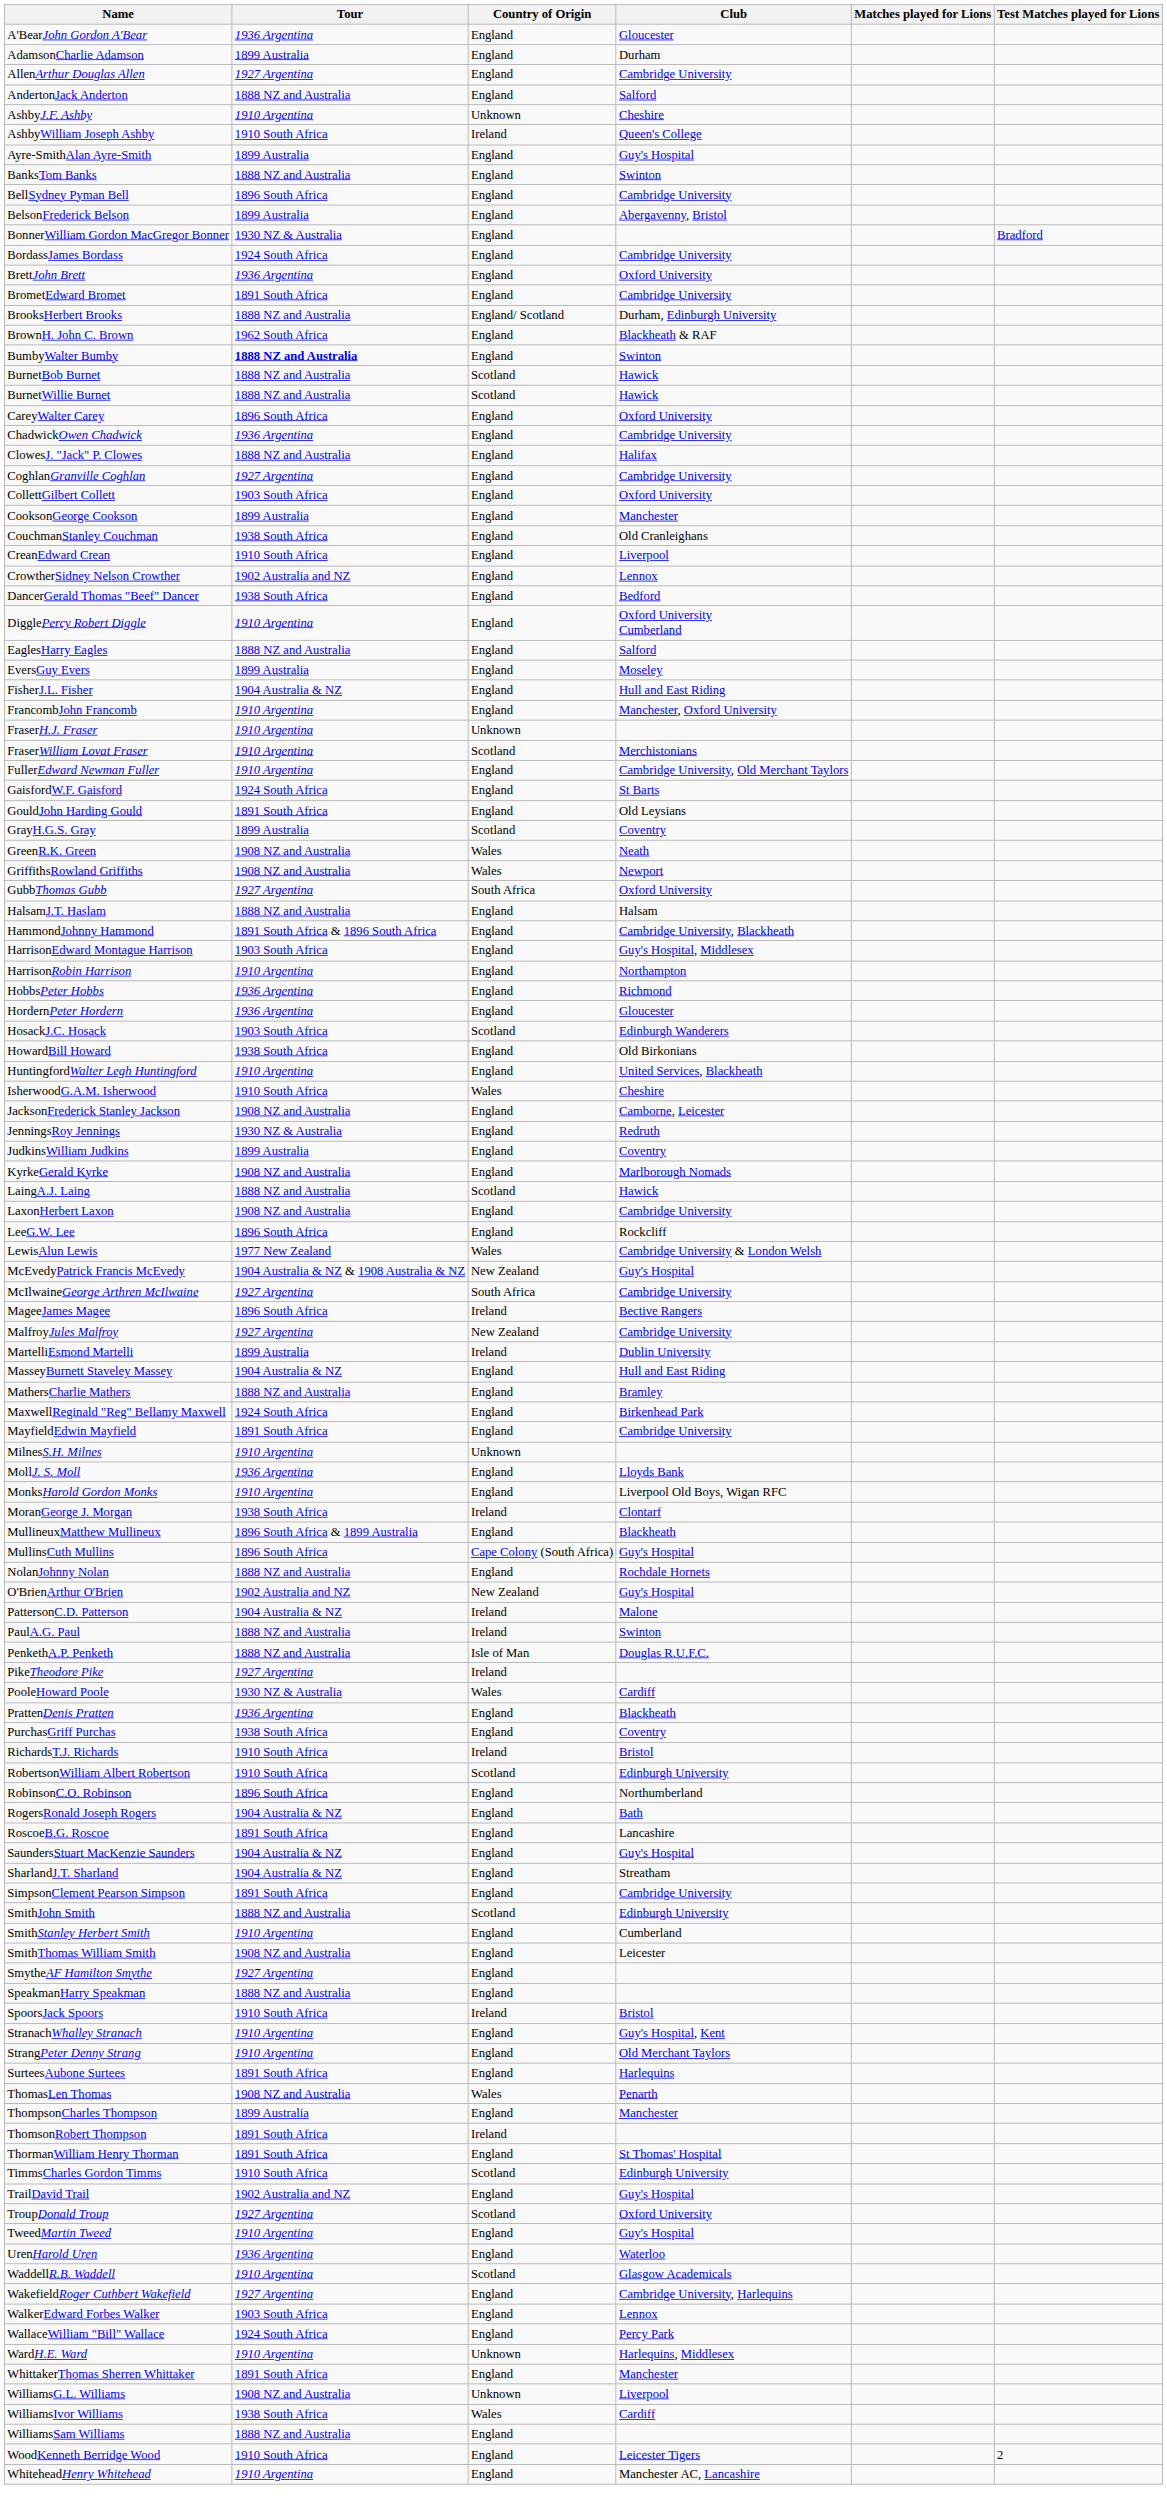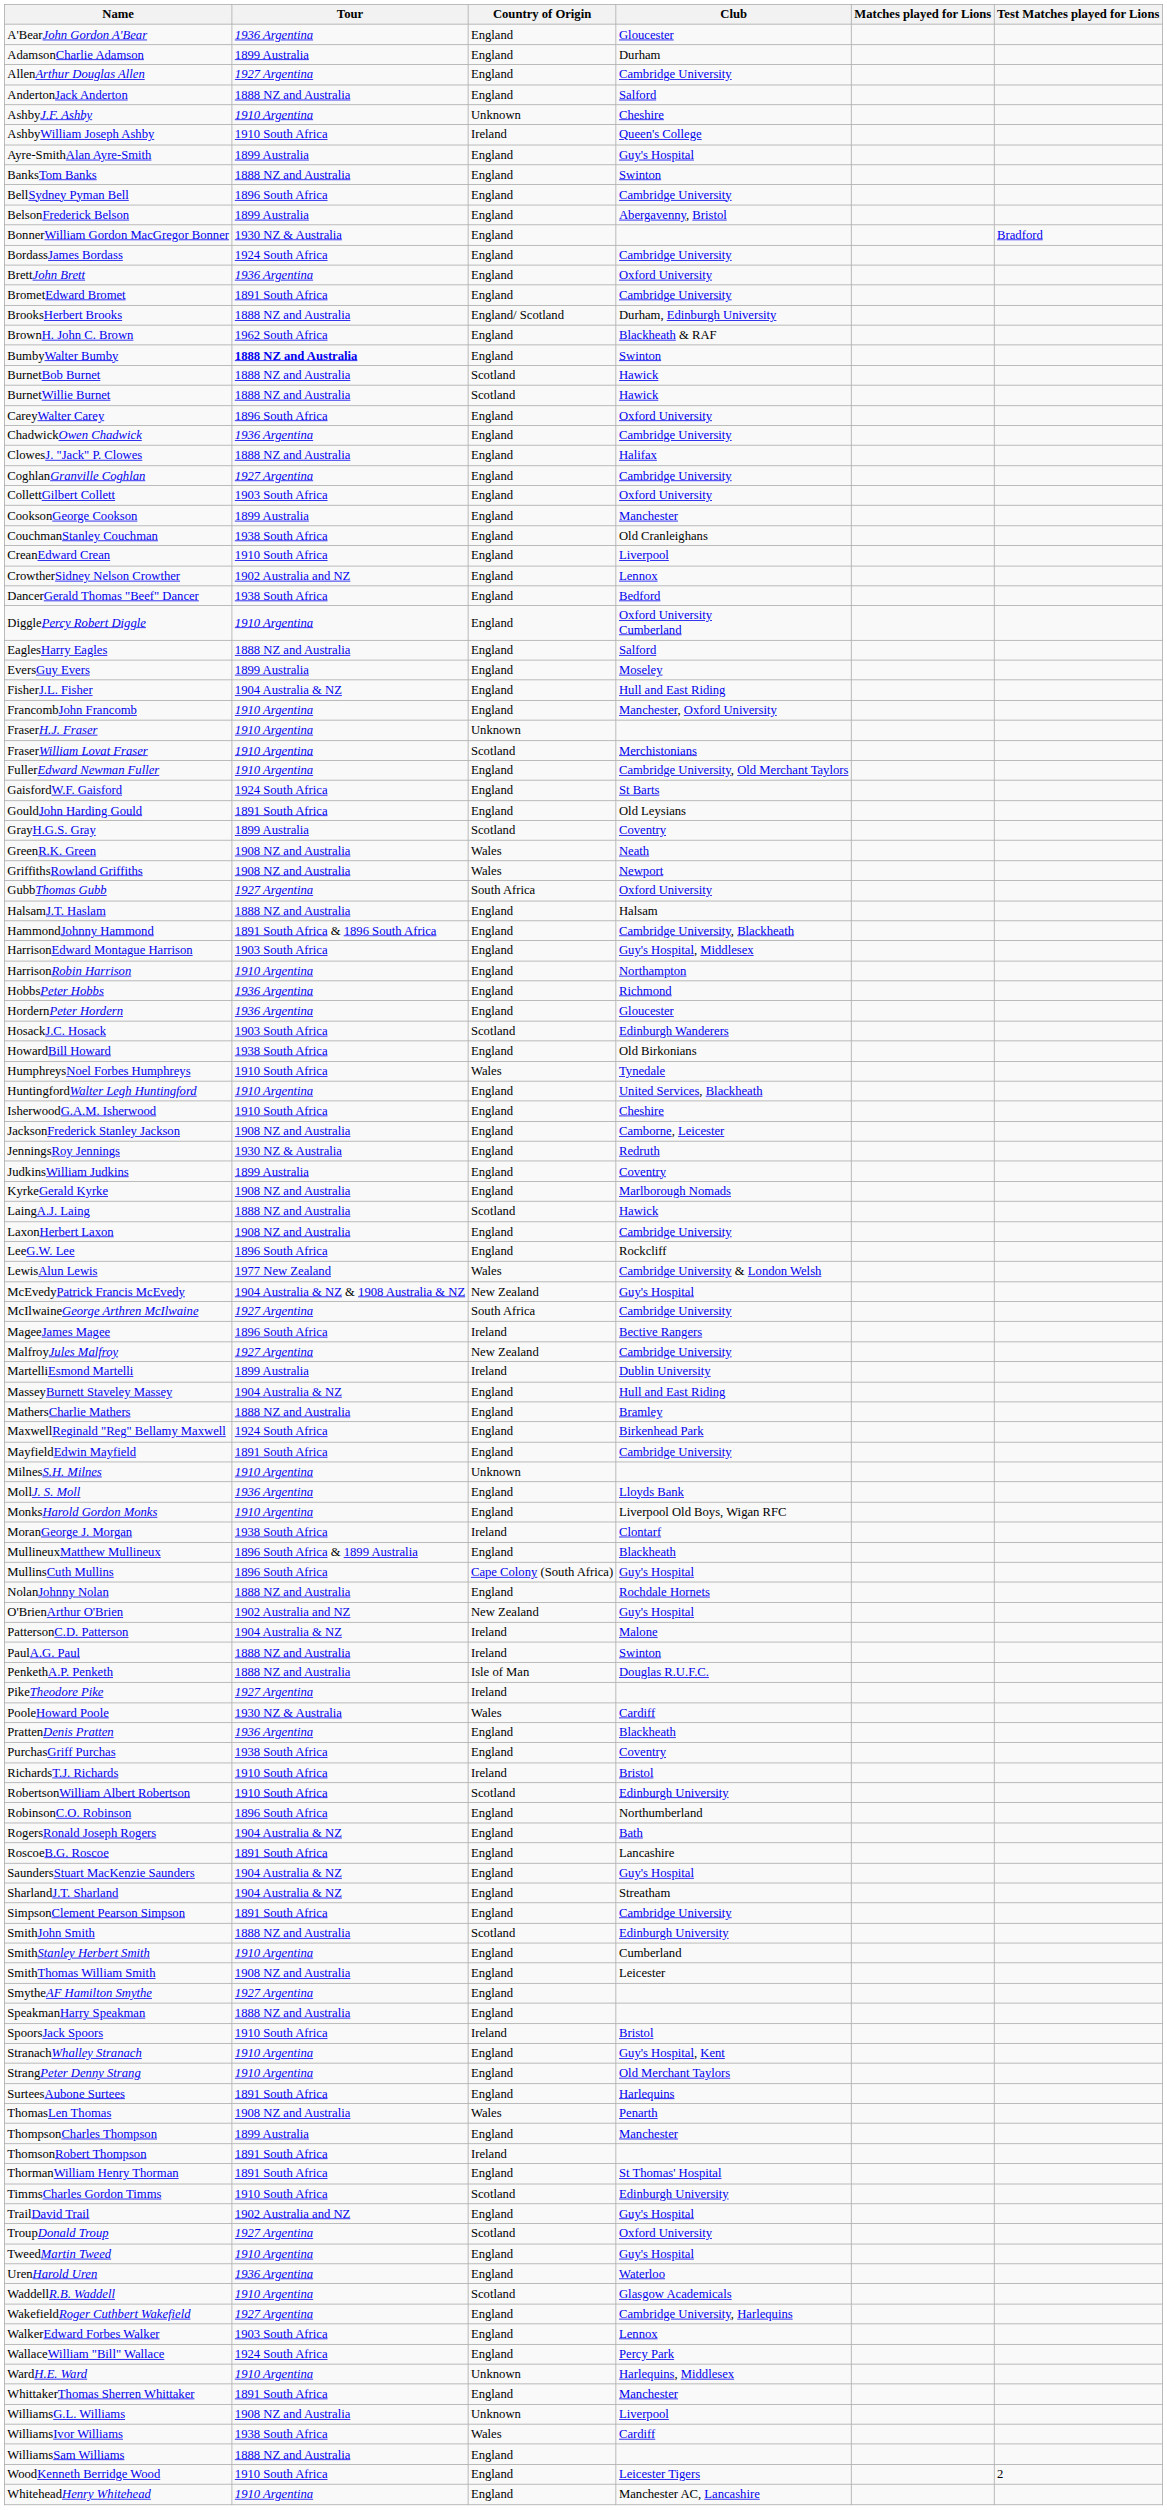+ row: (99, 1071)
(486, 1091) Wales -> (492, 1111) England
